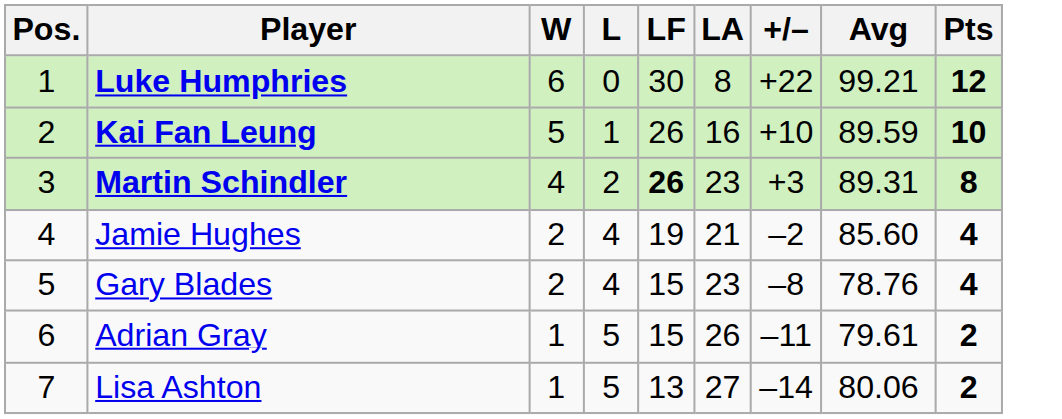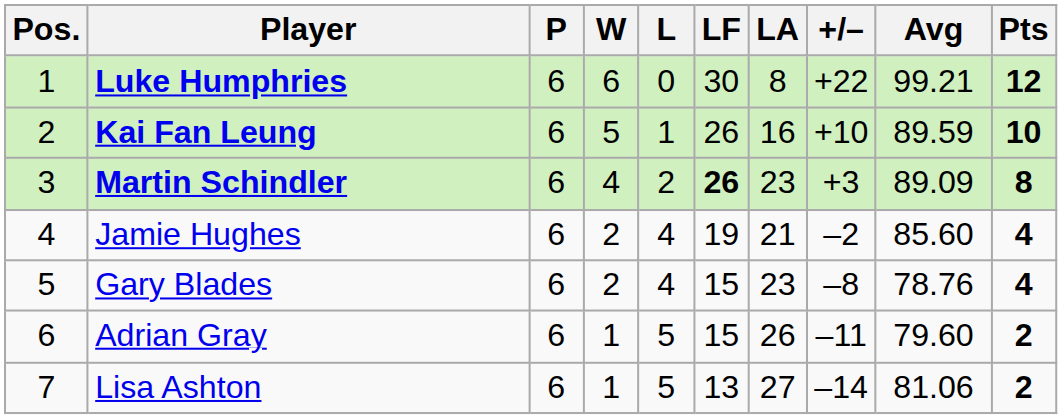+ column: (556, 30)
(878, 183) 89.31 -> (934, 183) 89.09
(878, 336) 79.61 -> (934, 336) 79.60
(878, 387) 80.06 -> (934, 387) 81.06
